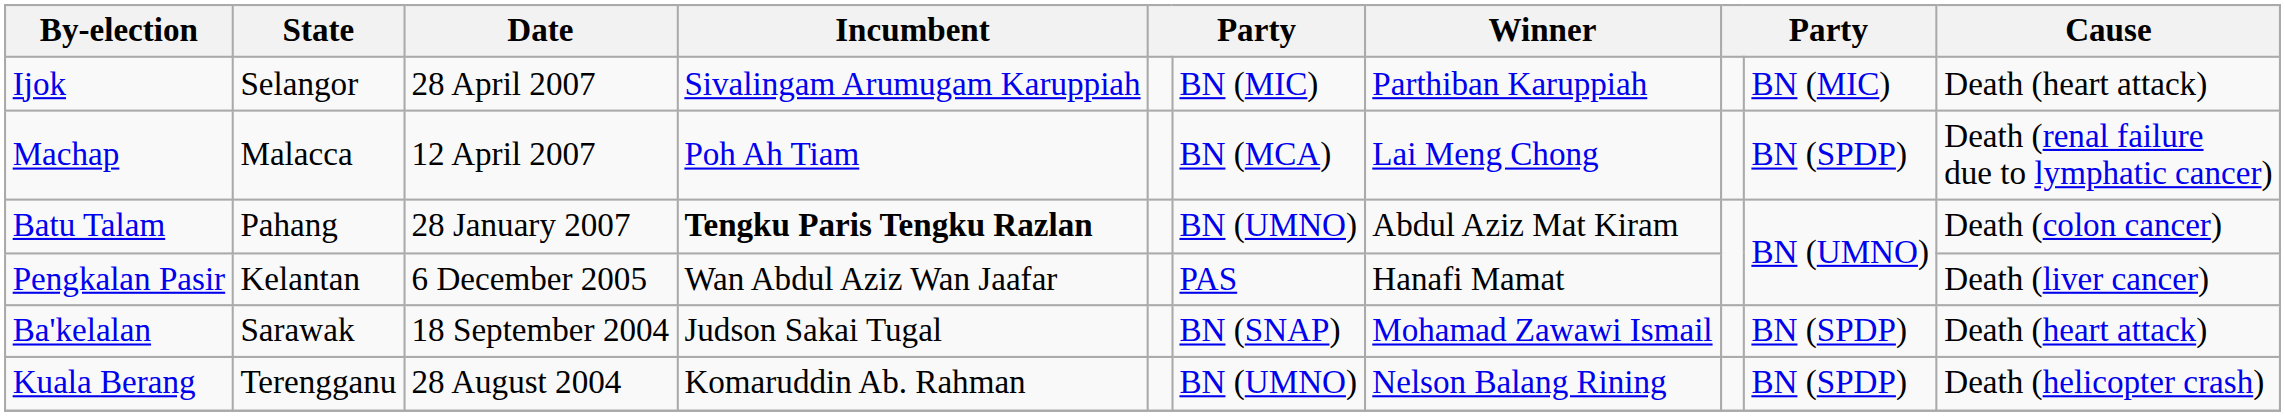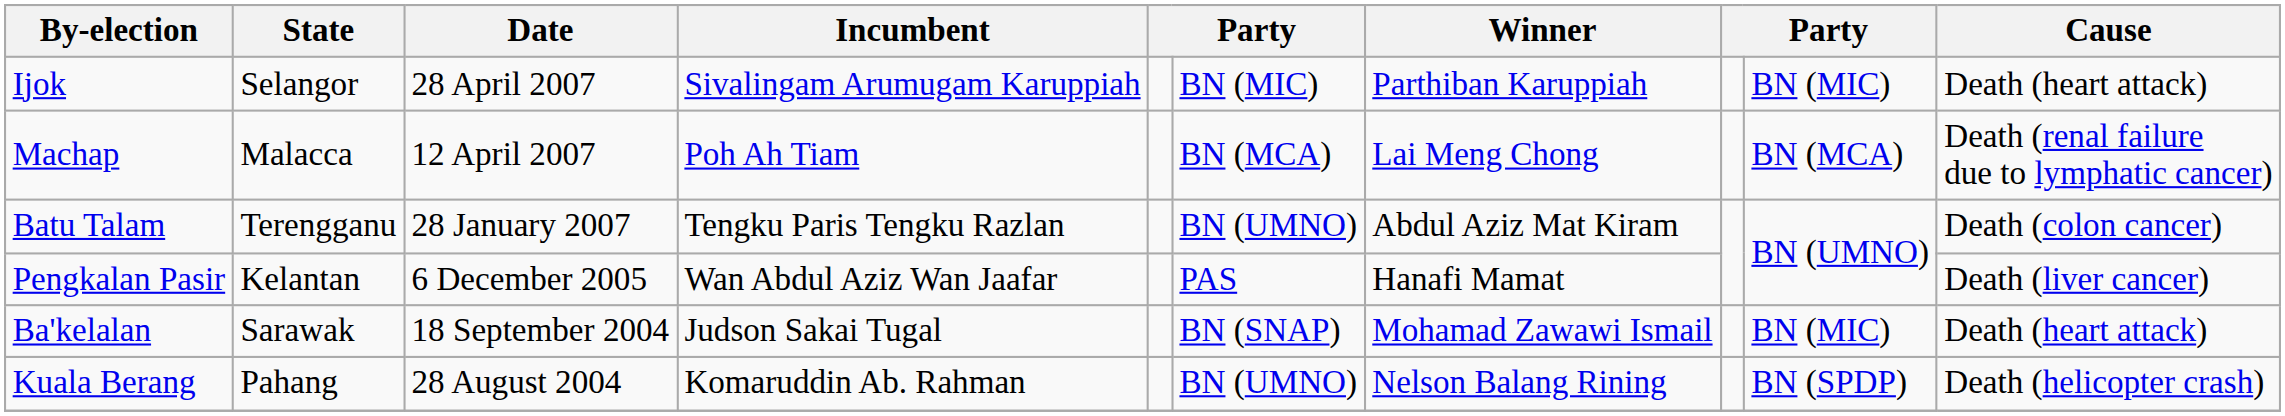(1829, 154) BN (SPDP) -> (1827, 154) BN (MCA)
(289, 225) Pahang -> (318, 225) Terengganu
(889, 225) bold -> (874, 225) normal
(1829, 330) BN (SPDP) -> (1821, 330) BN (MIC)
(318, 383) Terengganu -> (289, 383) Pahang
